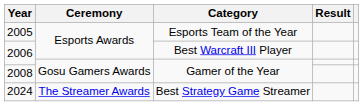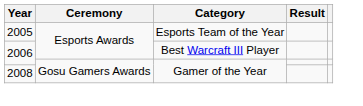- row: (20, 92)
